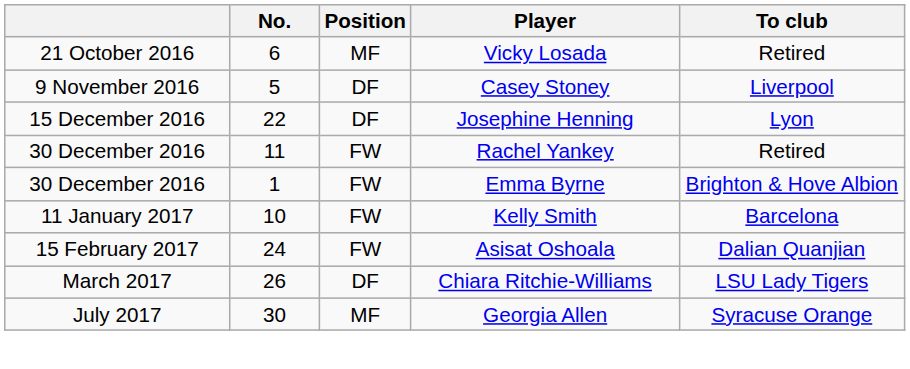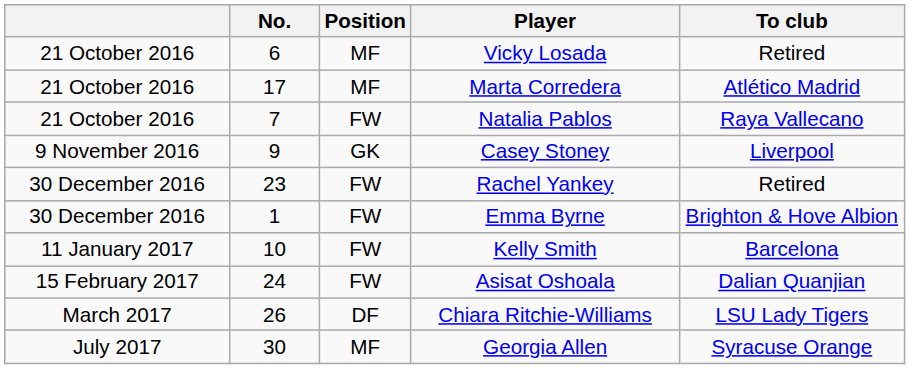+ row: (545, 86)
+ row: (545, 118)
(275, 86) 5 -> (275, 151) 9
(365, 86) DF -> (365, 151) GK
- row: (545, 118)
(275, 151) 11 -> (275, 184) 23
